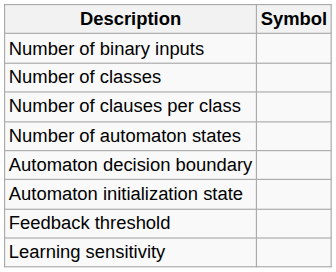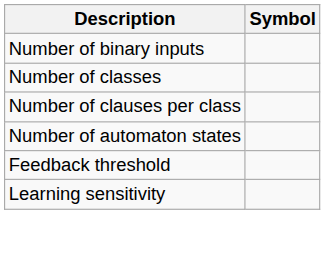- row: (131, 164)
- row: (126, 194)
